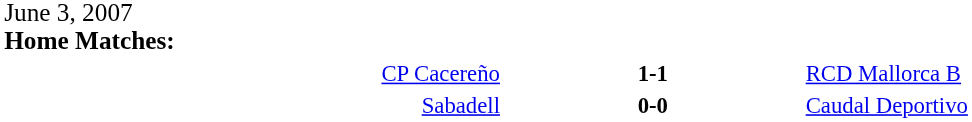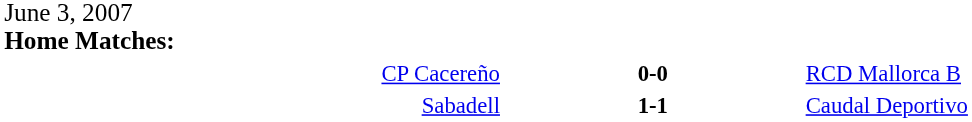(653, 73) 1-1 -> (653, 73) 0-0
(653, 105) 0-0 -> (653, 105) 1-1
